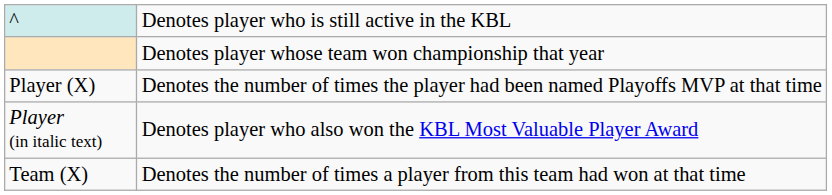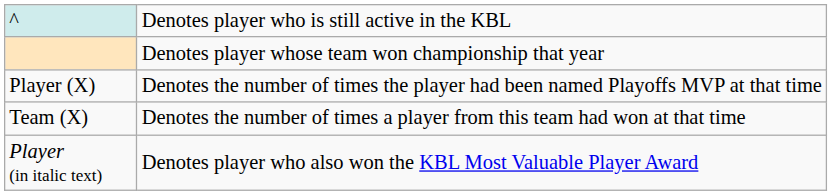rows swapped: (56, 129) <-> (49, 173)
